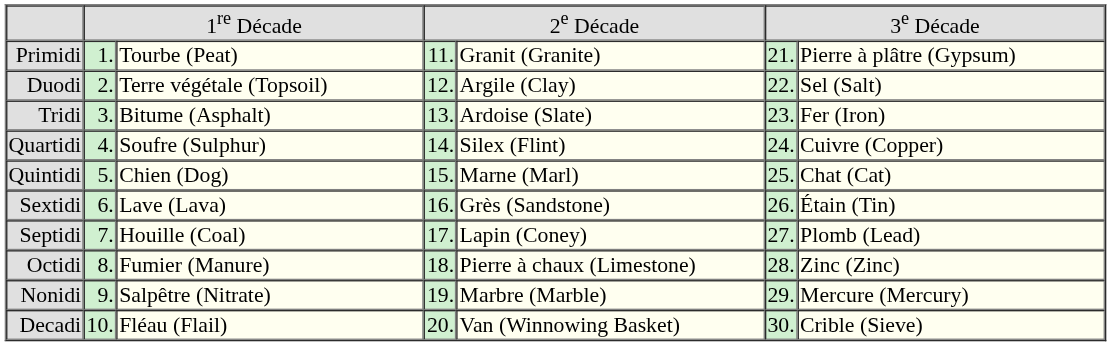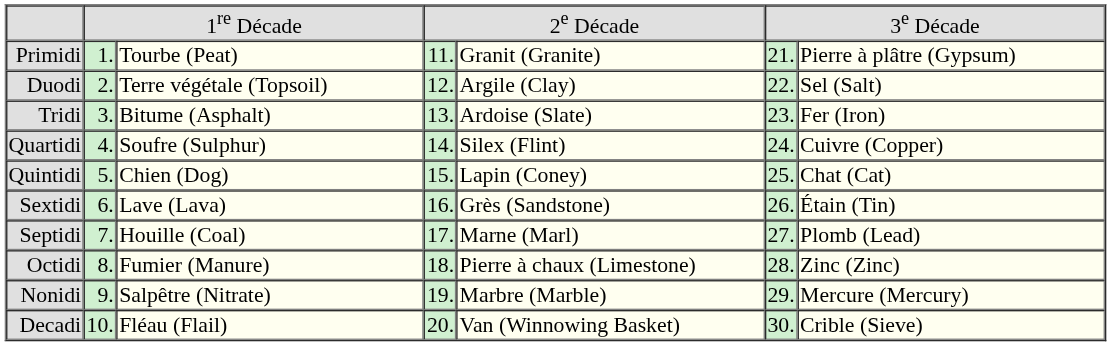(519, 175) Marne (Marl) -> (523, 175) Lapin (Coney)
(523, 235) Lapin (Coney) -> (519, 235) Marne (Marl)
